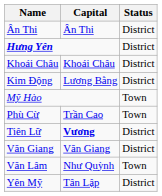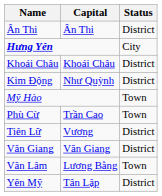(138, 47) District -> (131, 47) City
(90, 81) Lương Bằng -> (89, 81) Như Quỳnh
(79, 132) bold -> (78, 132) normal
(89, 166) Như Quỳnh -> (90, 166) Lương Bằng
